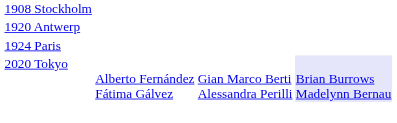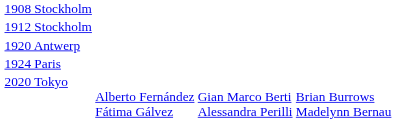+ row: (48, 27)
(344, 86) lavender background -> (344, 104) no background
